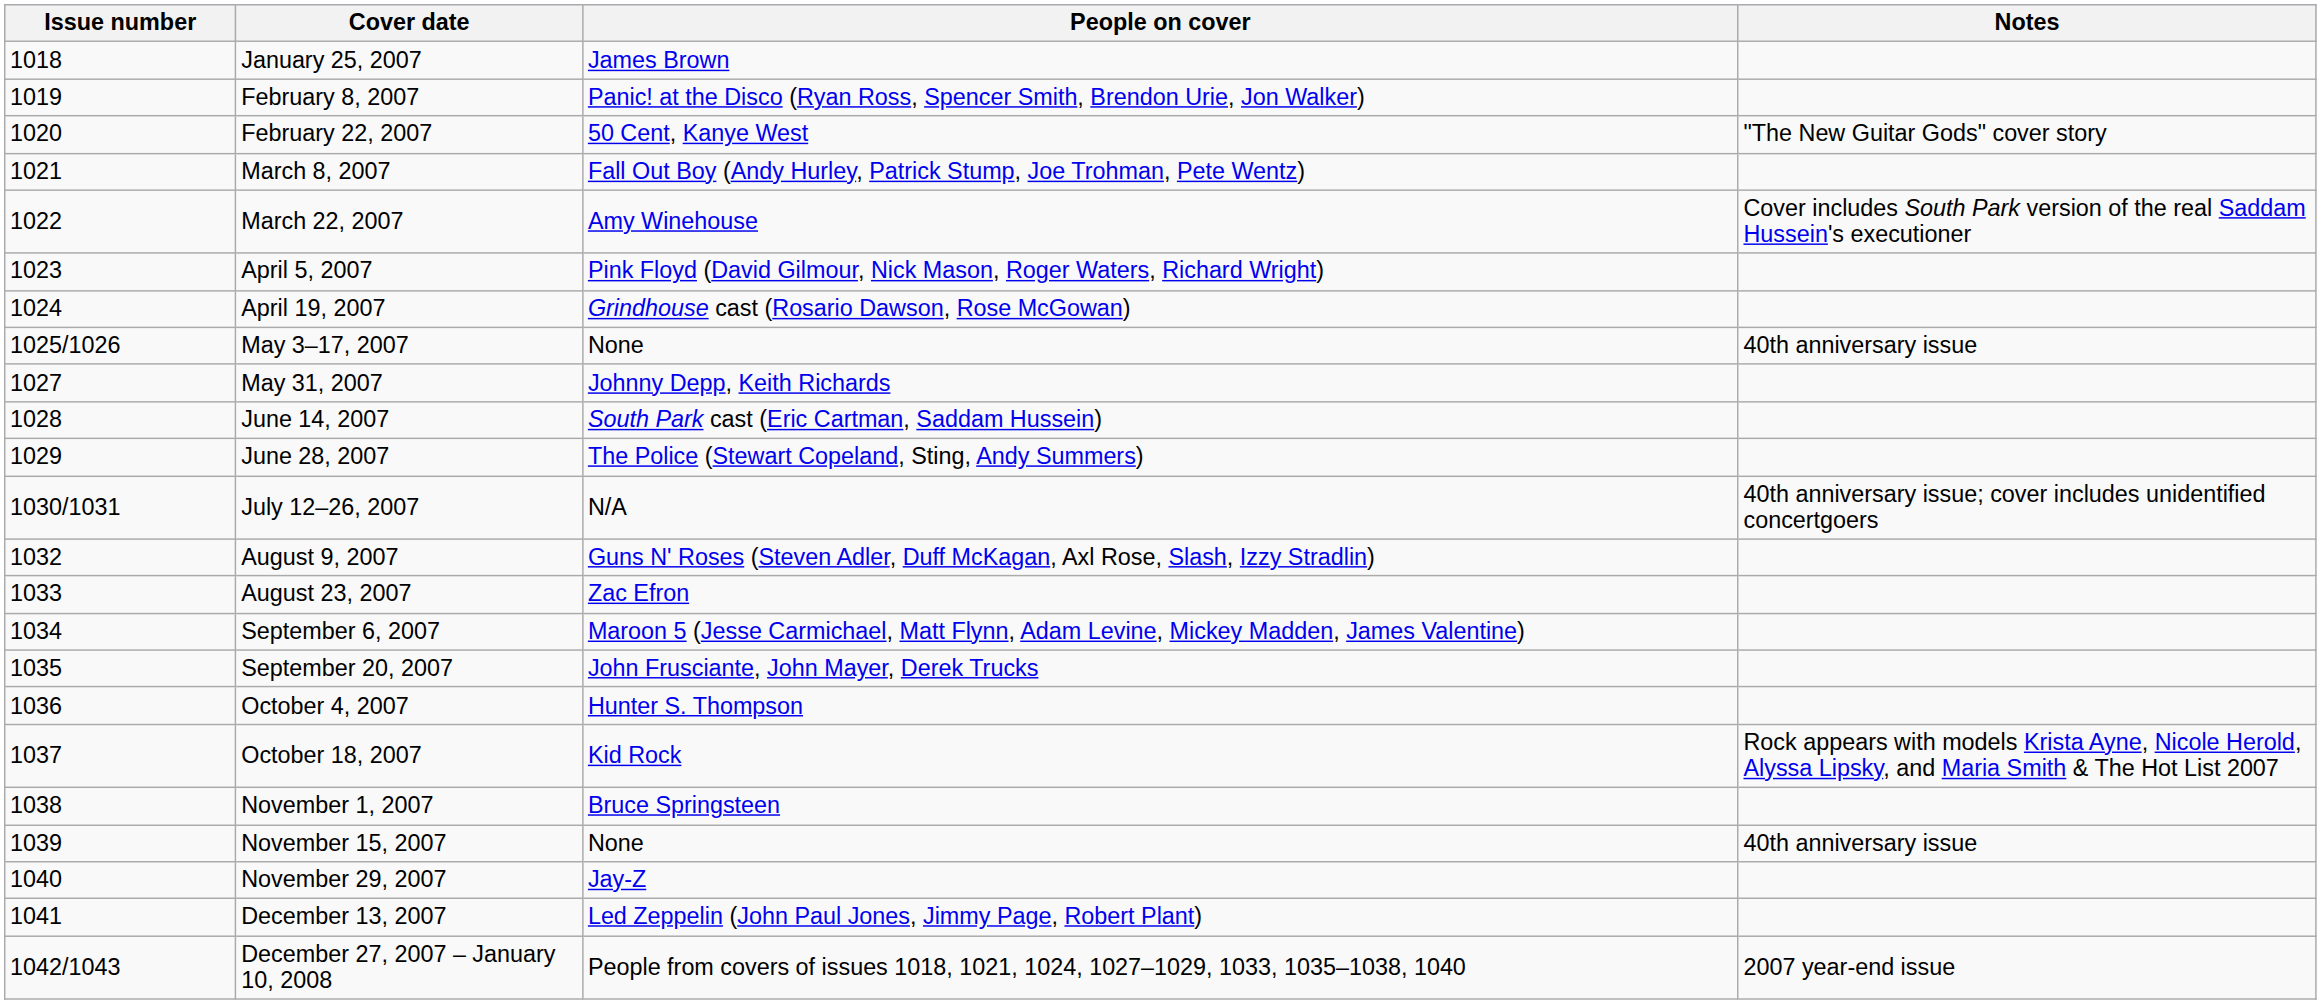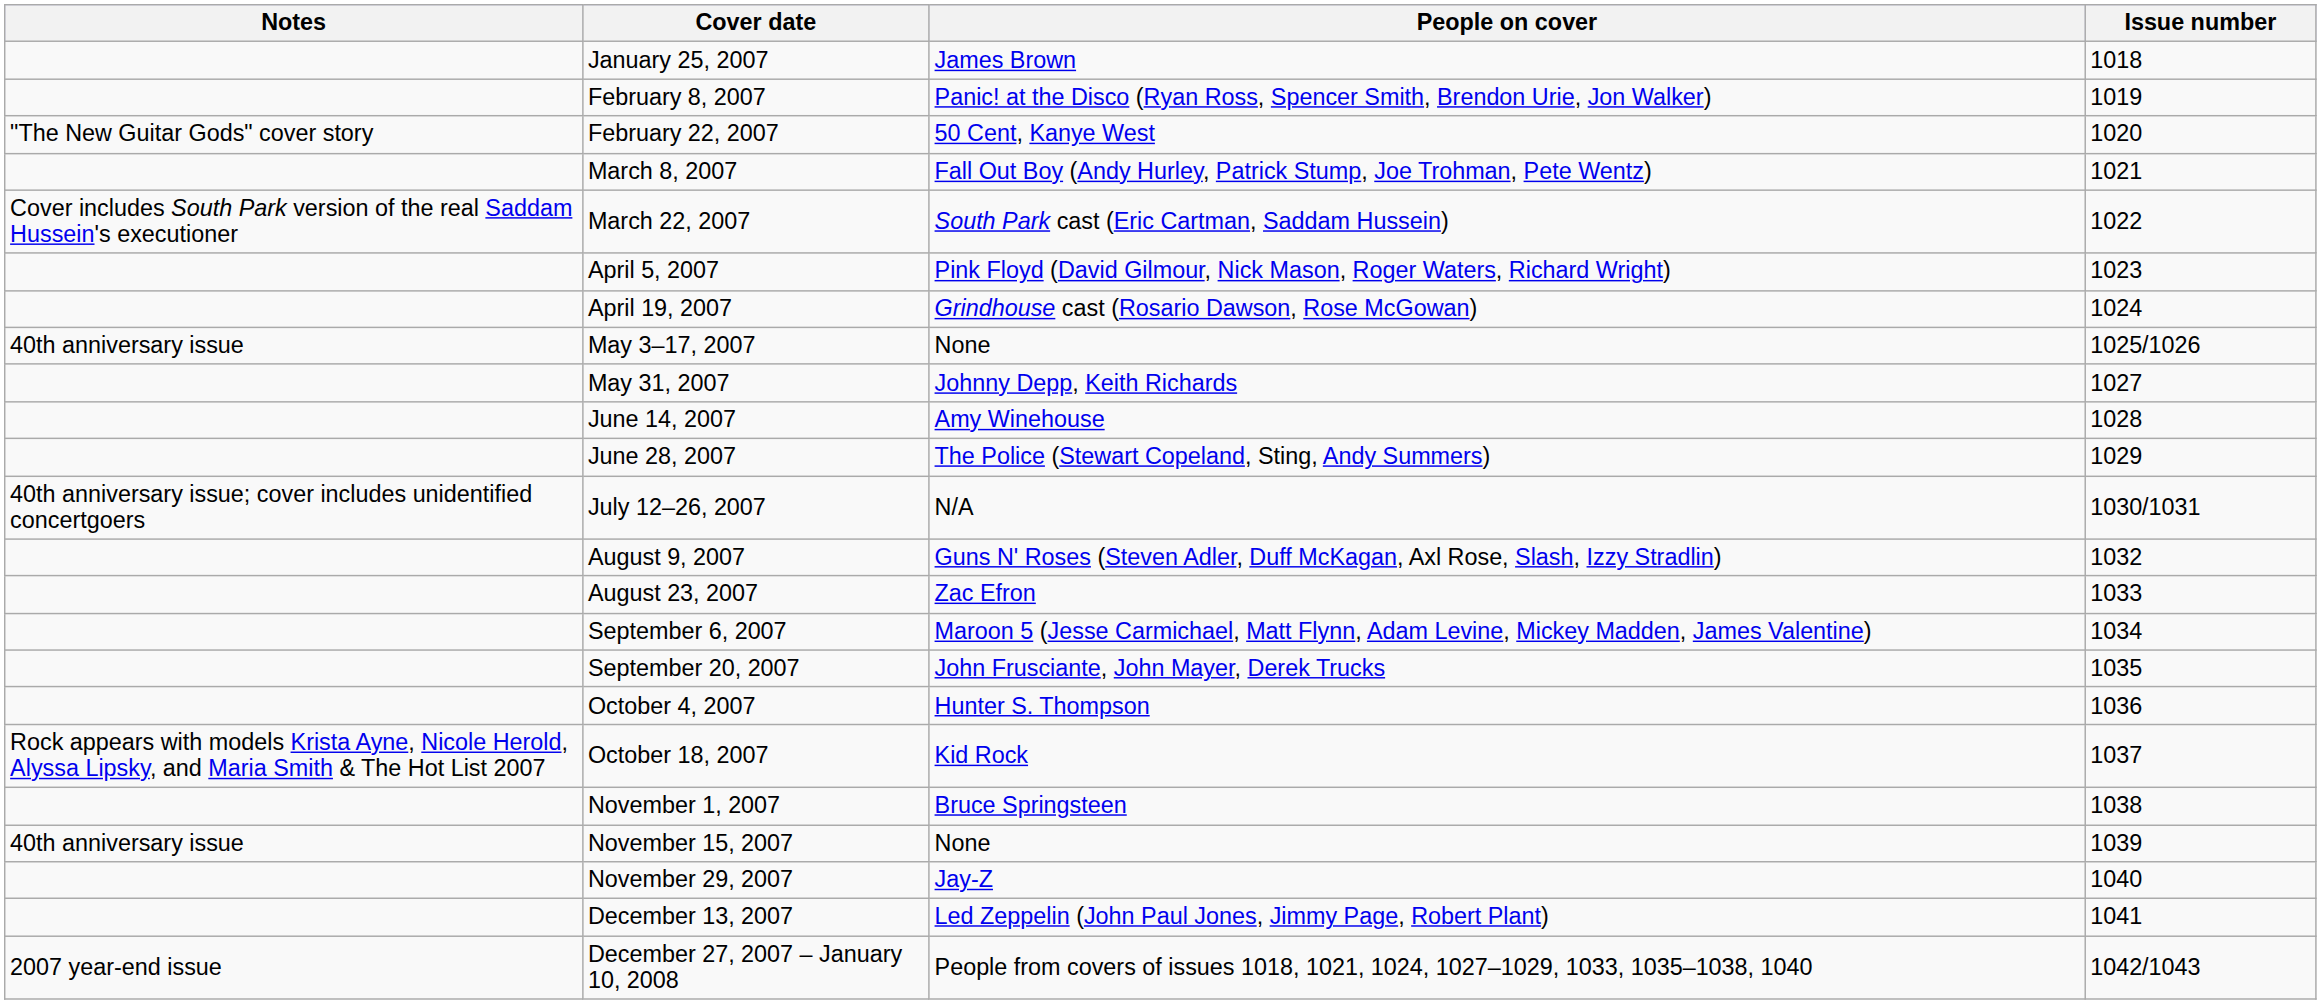columns swapped: (120, 23) <-> (2027, 23)
(673, 221) Amy Winehouse -> (1192, 221) South Park cast (Eric Cartman, Saddam Hussein)
(845, 419) South Park cast (Eric Cartman, Saddam Hussein) -> (1020, 419) Amy Winehouse
